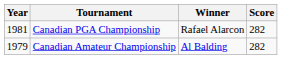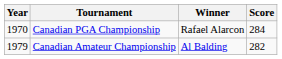(17, 29) 1981 -> (17, 29) 1970
(257, 29) 282 -> (257, 29) 284
